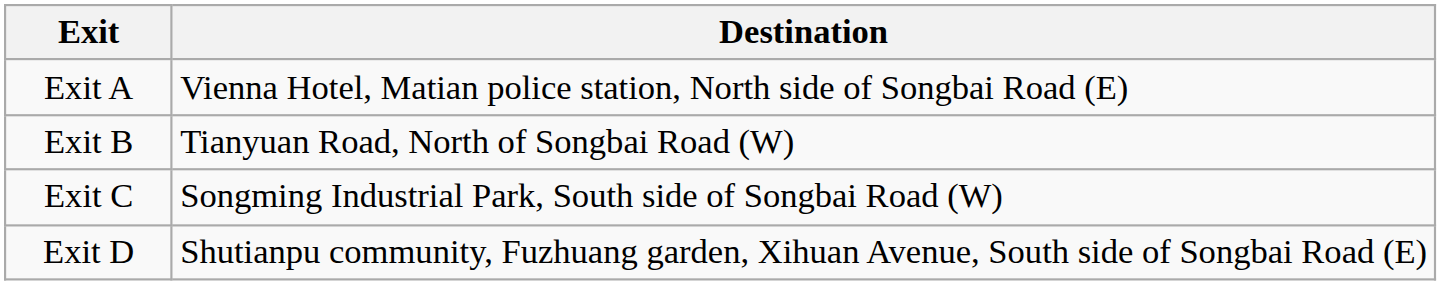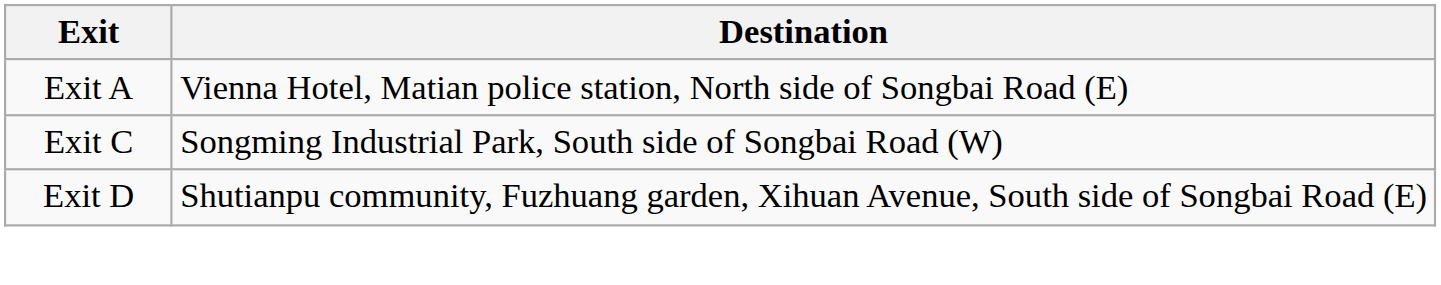- row: (89, 141)
